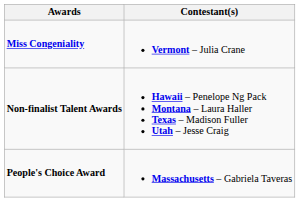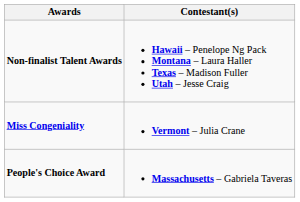rows swapped: (45, 44) <-> (64, 108)
